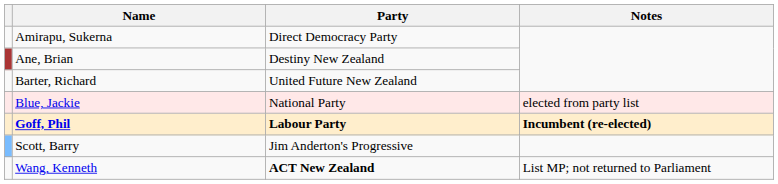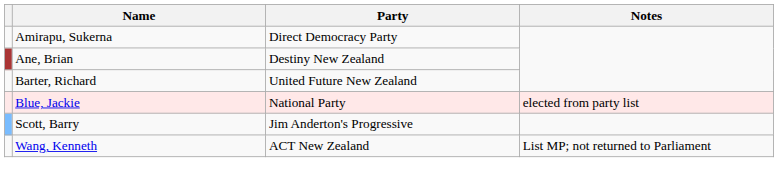- row: (43, 124)
(322, 168) bold -> (319, 146) normal
